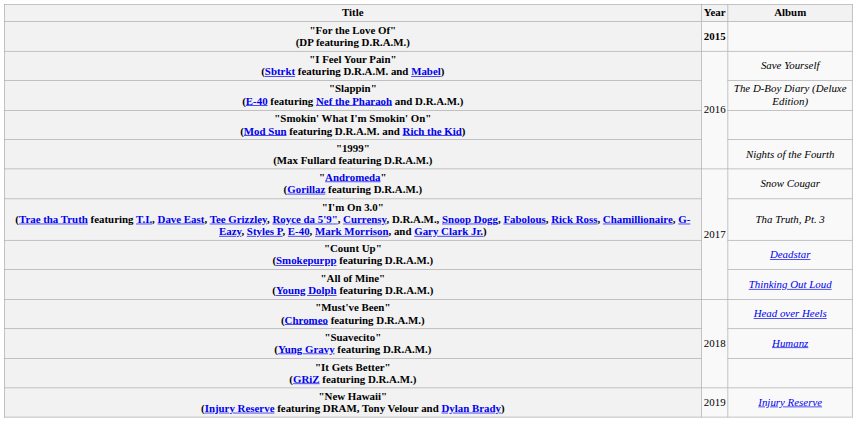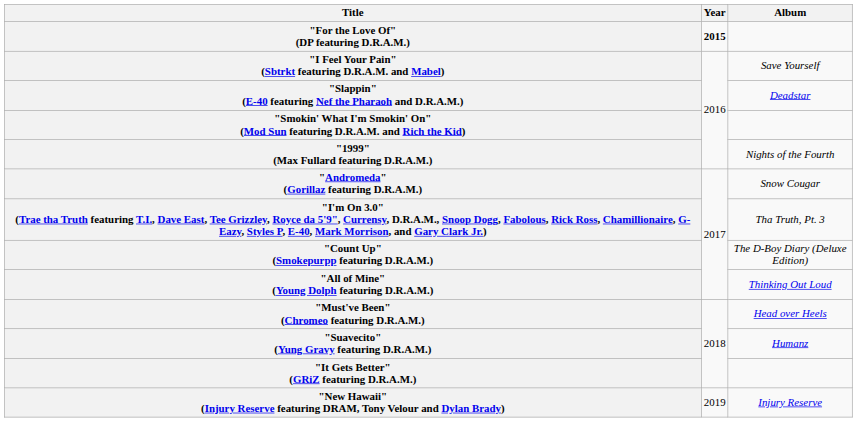(790, 95) The D-Boy Diary (Deluxe Edition) -> (790, 95) Deadstar
(790, 255) Deadstar -> (790, 255) The D-Boy Diary (Deluxe Edition)
